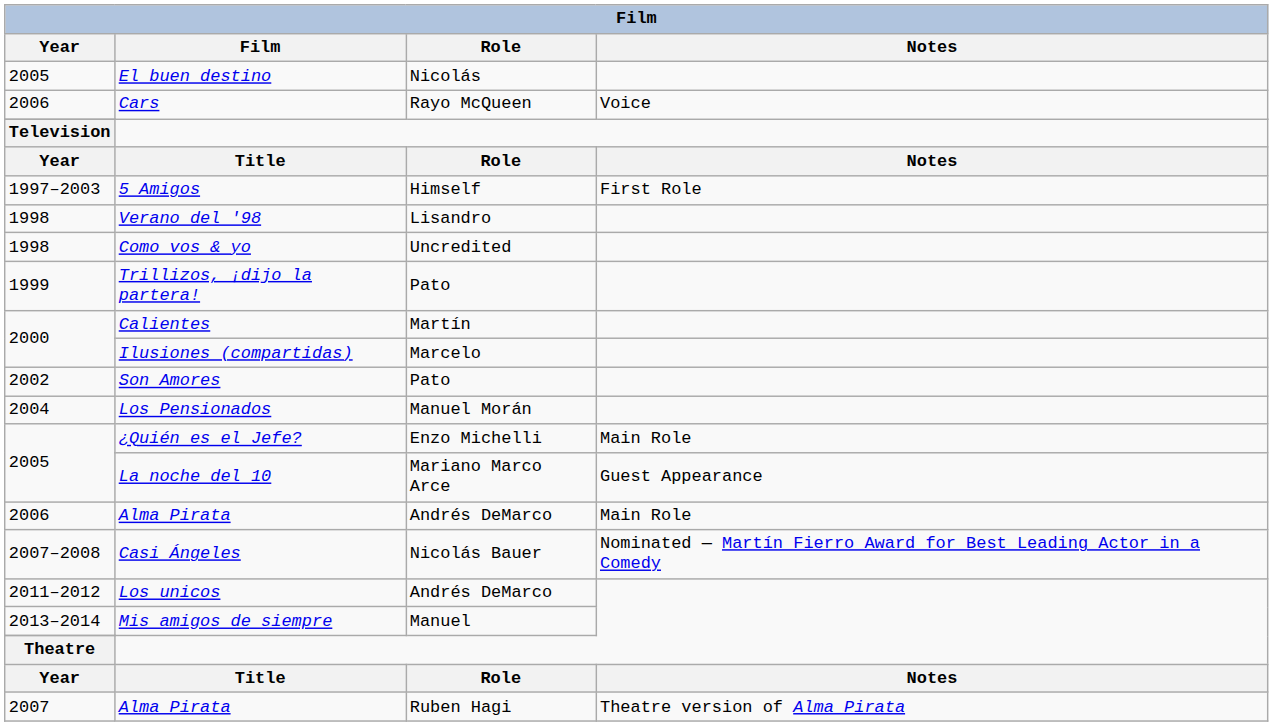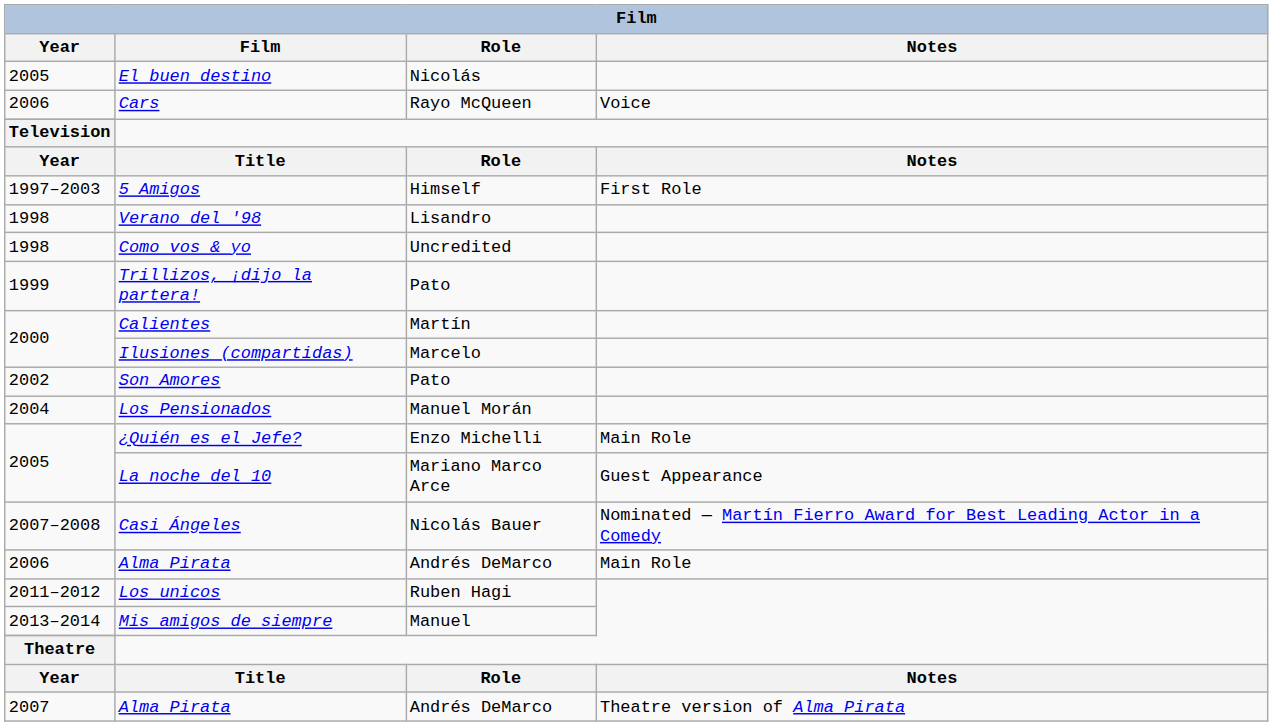rows swapped: (29, 515) <-> (55, 554)
(481, 593) Andrés DeMarco -> (461, 593) Ruben Hagi
(461, 707) Ruben Hagi -> (481, 707) Andrés DeMarco
